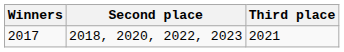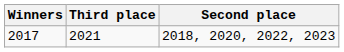columns swapped: (156, 15) <-> (292, 15)
